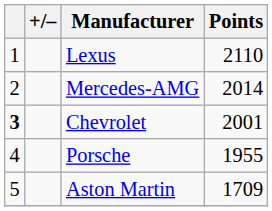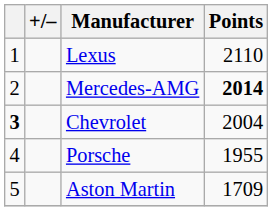(243, 88) normal -> (243, 88) bold
(243, 122) 2001 -> (243, 122) 2004
